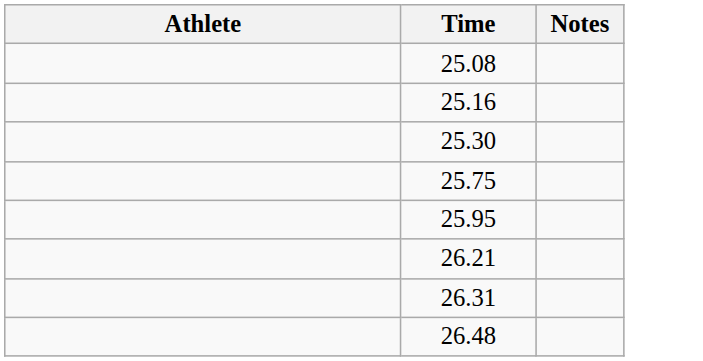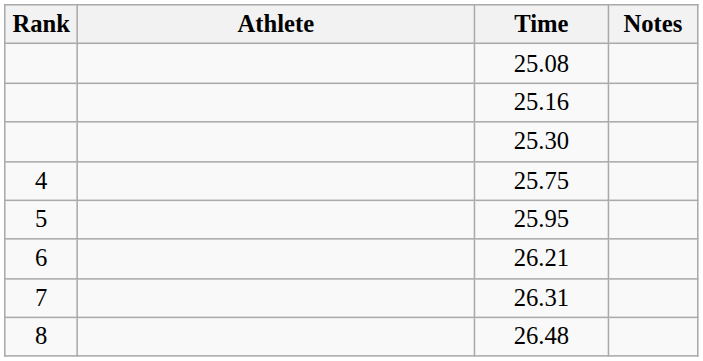+ column: (41, 24)
